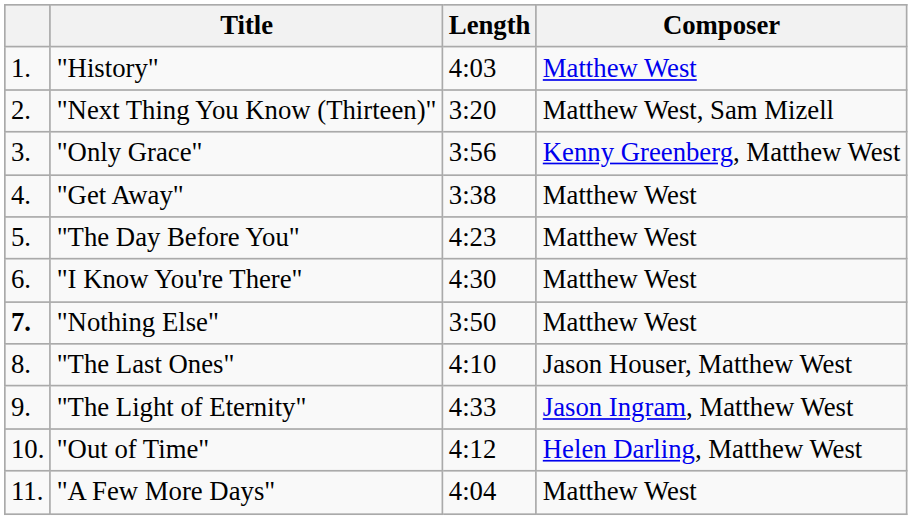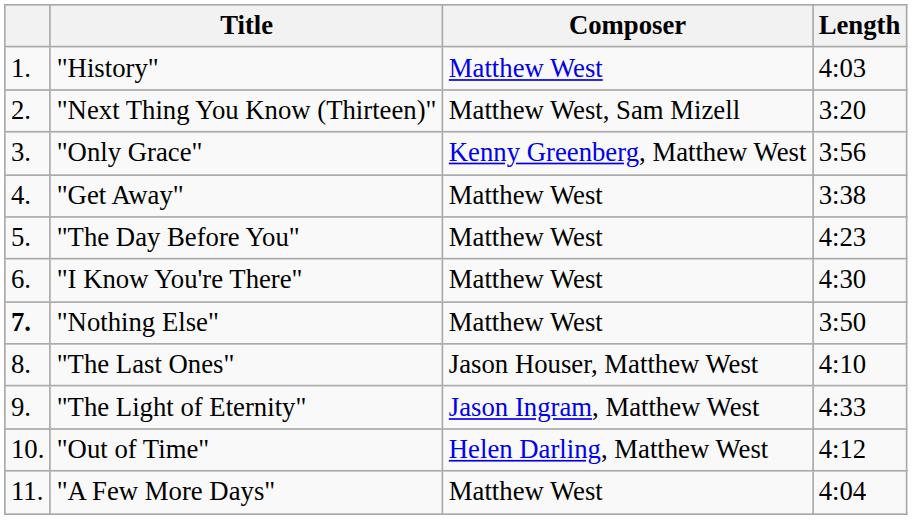columns swapped: (490, 25) <-> (722, 25)
